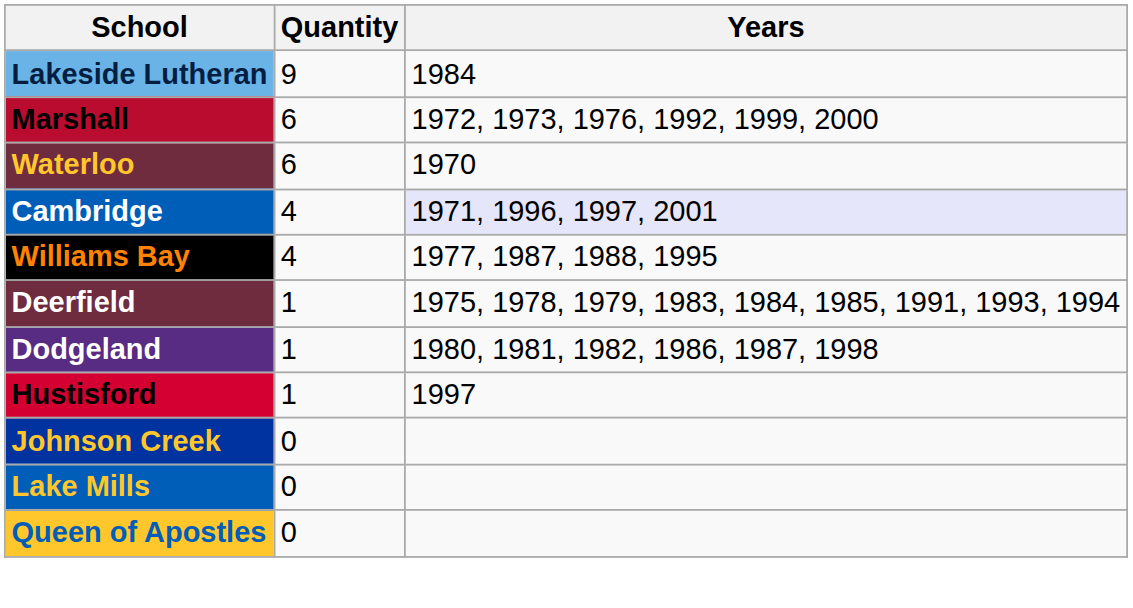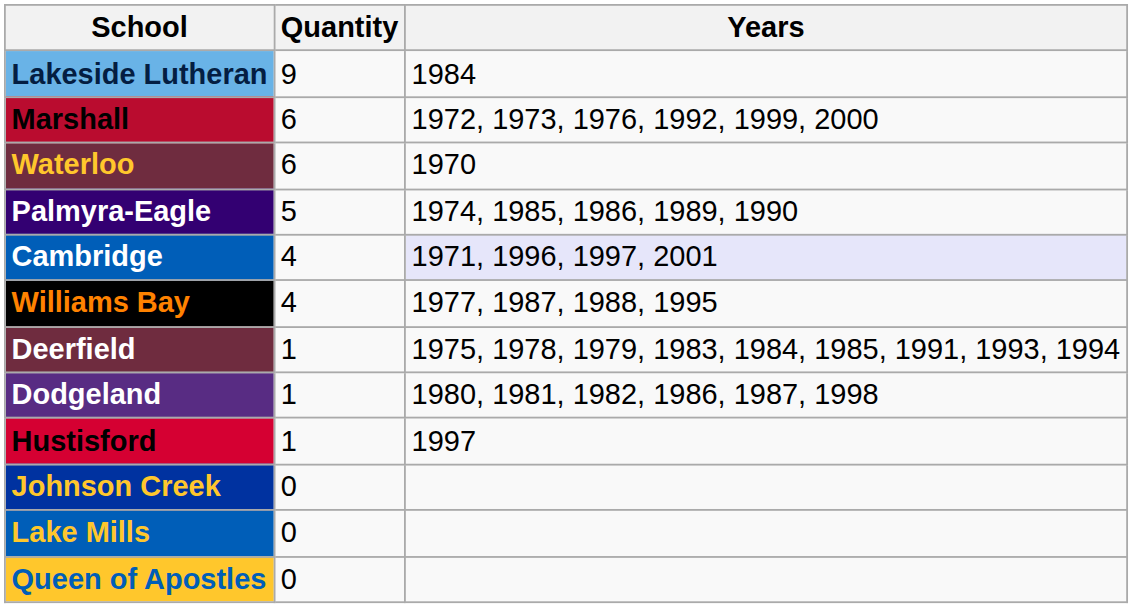+ row: (111, 211)
